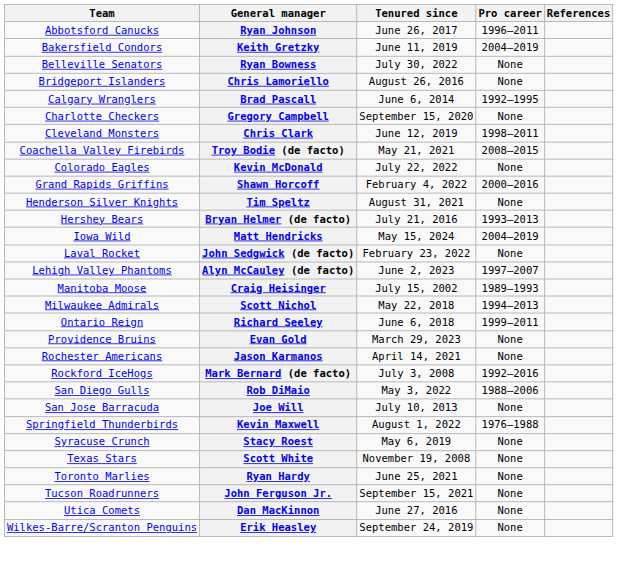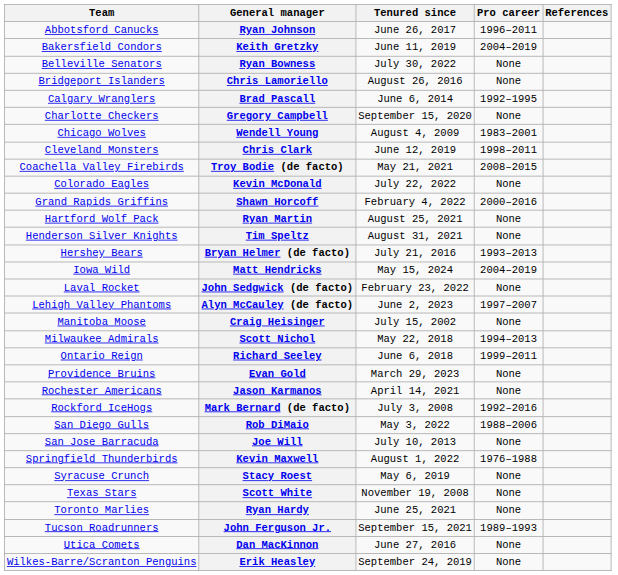+ row: (277, 133)
+ row: (277, 219)
(510, 288) 1989–1993 -> (509, 322) None
(510, 494) None -> (509, 528) 1989–1993
